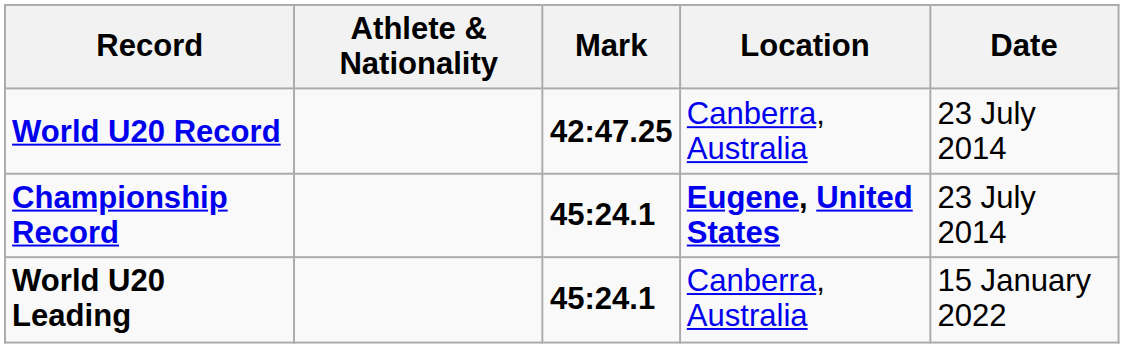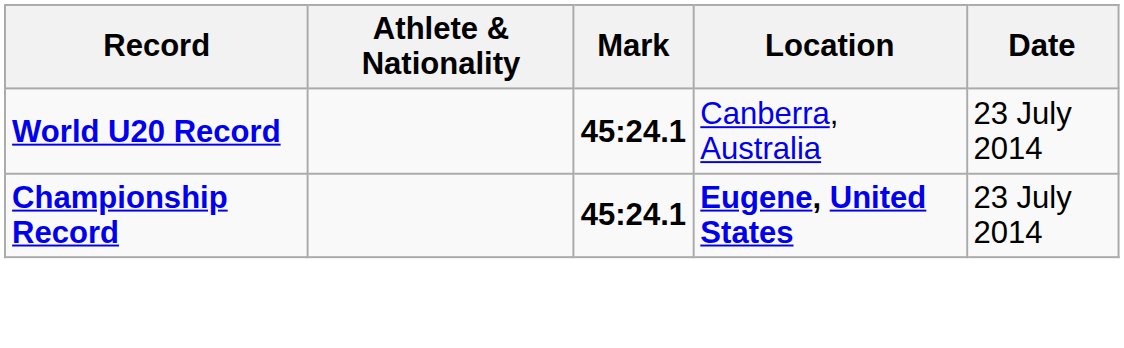(611, 130) 42:47.25 -> (633, 130) 45:24.1
- row: (89, 299)
